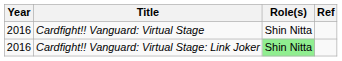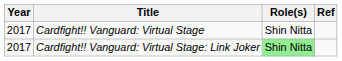(19, 30) 2016 -> (19, 30) 2017
(19, 47) 2016 -> (19, 47) 2017
